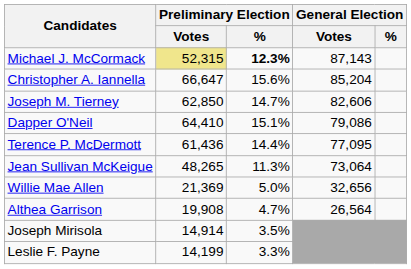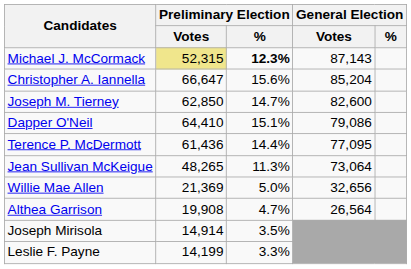(351, 101) 82,606 -> (351, 101) 82,600
